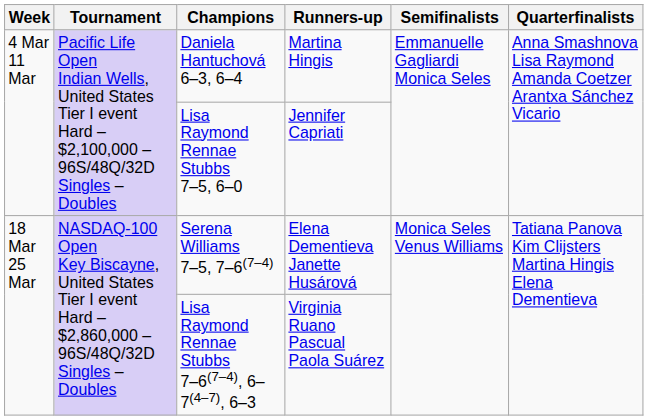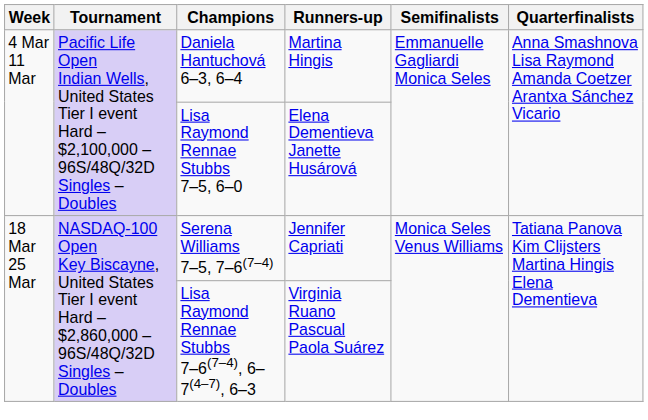(317, 123) Jennifer Capriati -> (331, 141) Elena Dementieva Janette Husárová
(331, 255) Elena Dementieva Janette Husárová -> (317, 237) Jennifer Capriati
